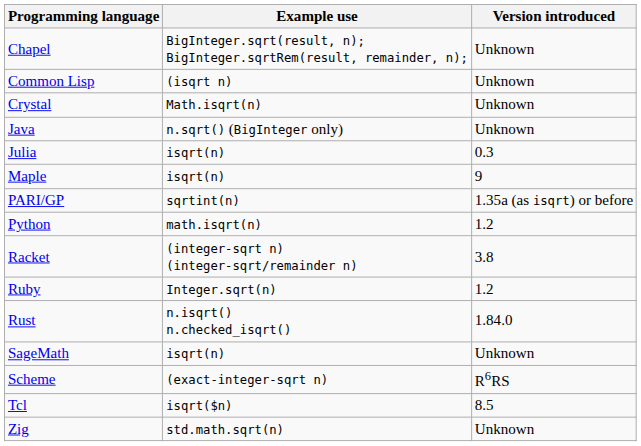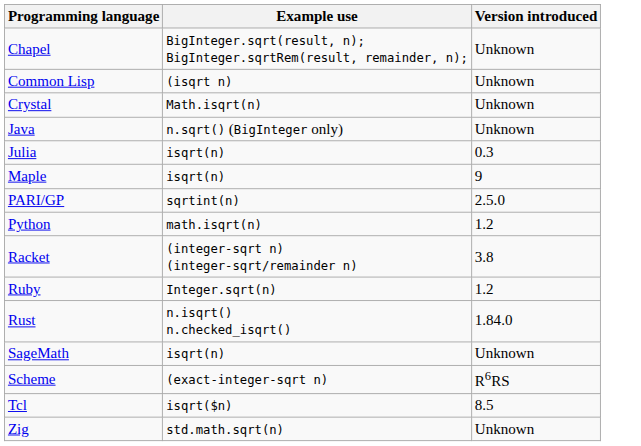(554, 200) 1.35a (as isqrt) or before -> (490, 200) 2.5.0
